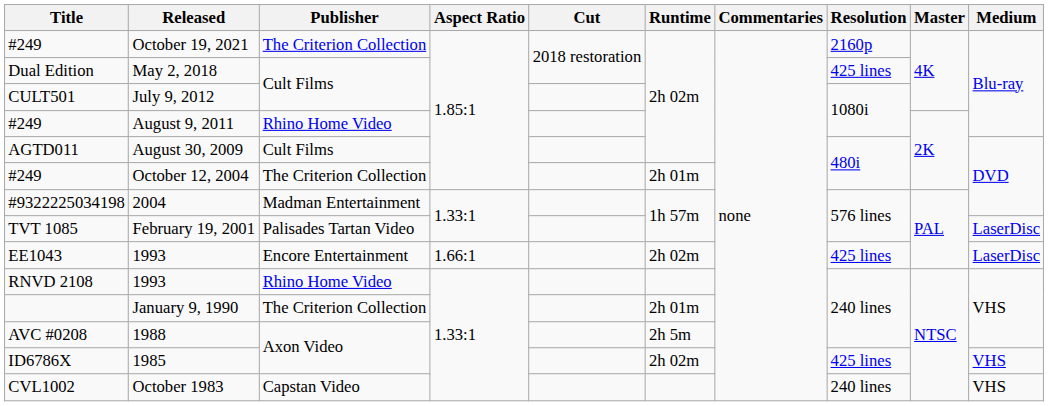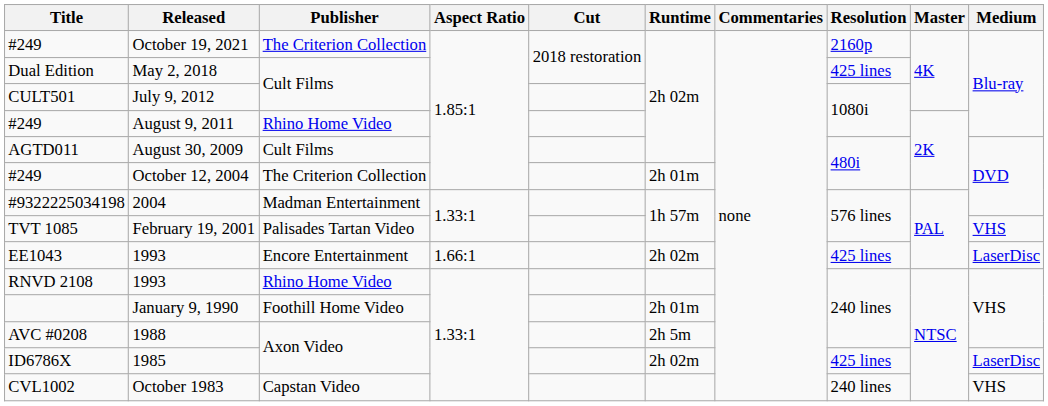(1006, 228) LaserDisc -> (989, 228) VHS
(344, 307) The Criterion Collection -> (333, 307) Foothill Home Video
(989, 360) VHS -> (1006, 360) LaserDisc
